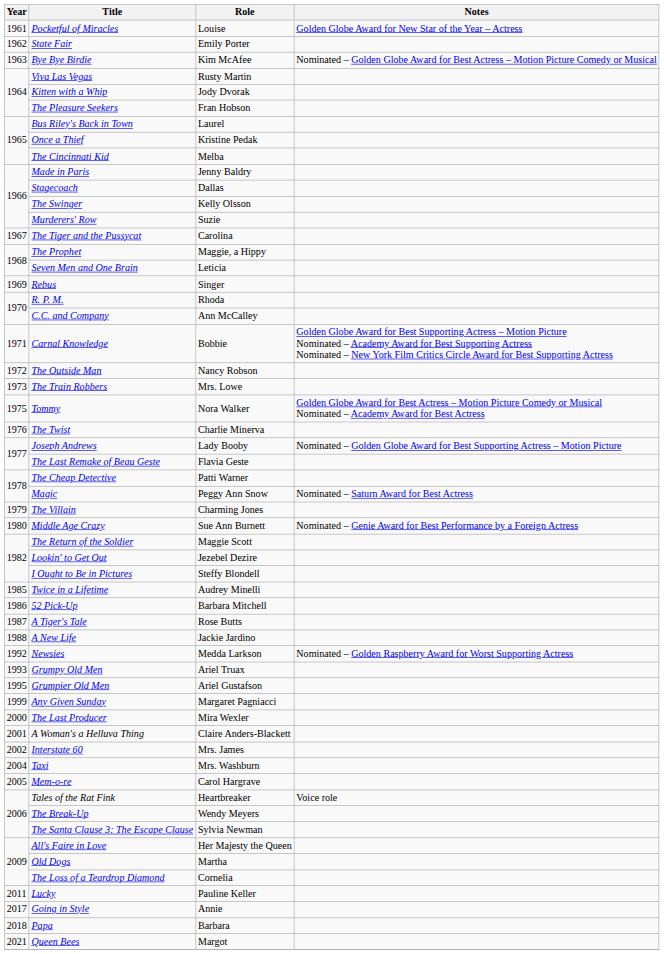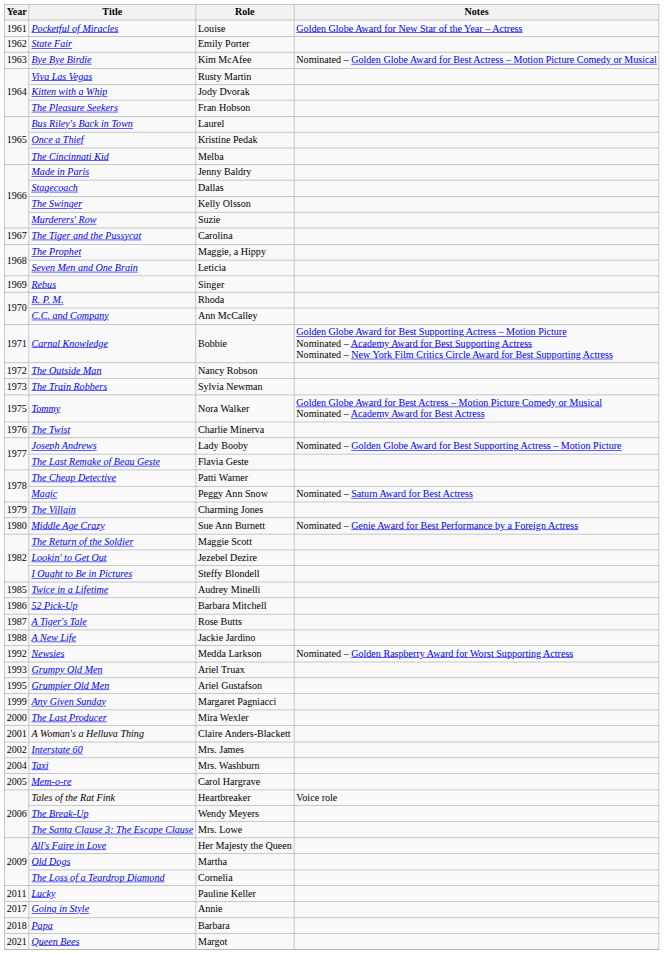(220, 386) Mrs. Lowe -> (230, 386) Sylvia Newman
(230, 829) Sylvia Newman -> (220, 829) Mrs. Lowe
